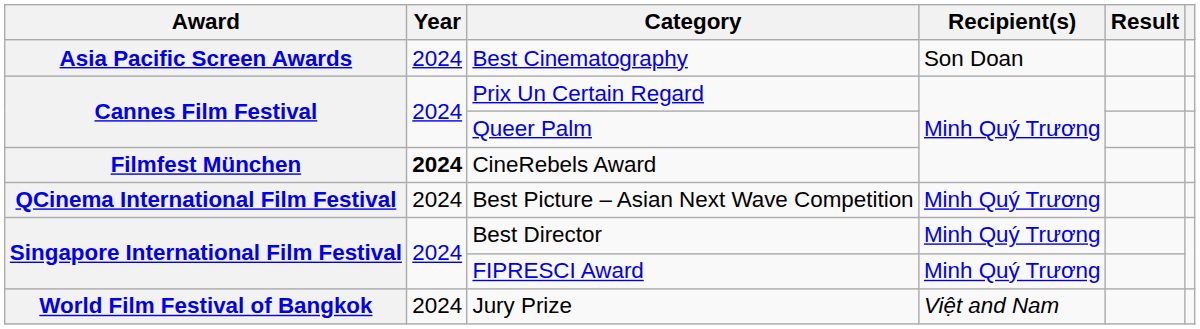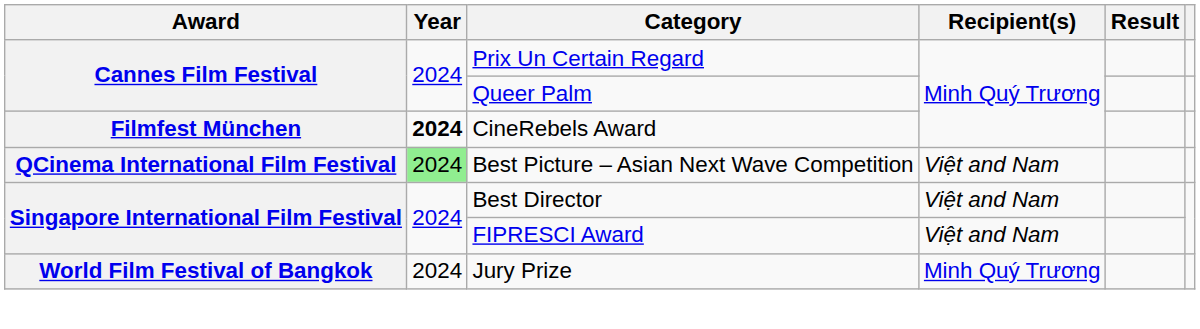- row: (580, 57)
(437, 199) no background -> (437, 164) lightgreen background
(1012, 199) Minh Quý Trương -> (992, 164) Việt and Nam
(1012, 235) Minh Quý Trương -> (992, 199) Việt and Nam
(1012, 270) Minh Quý Trương -> (992, 235) Việt and Nam
(992, 306) Việt and Nam -> (1012, 270) Minh Quý Trương
